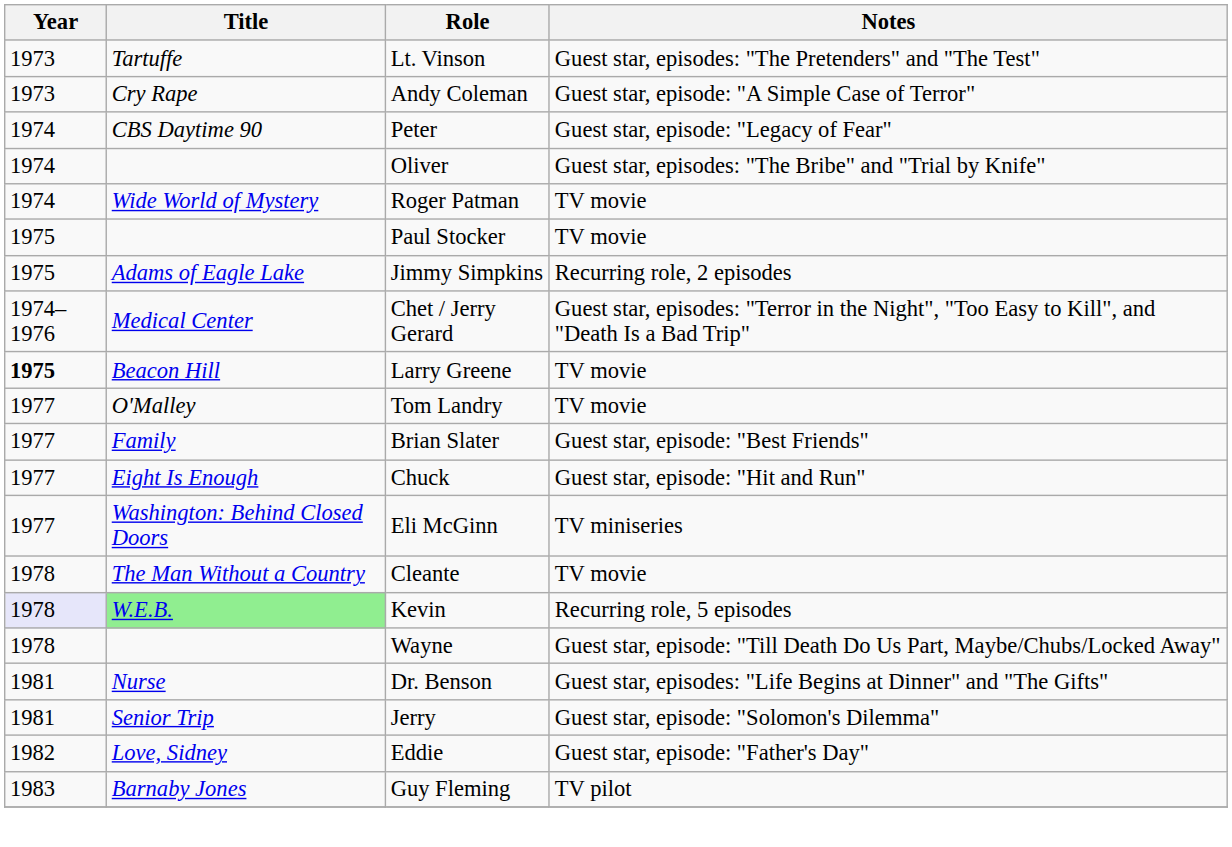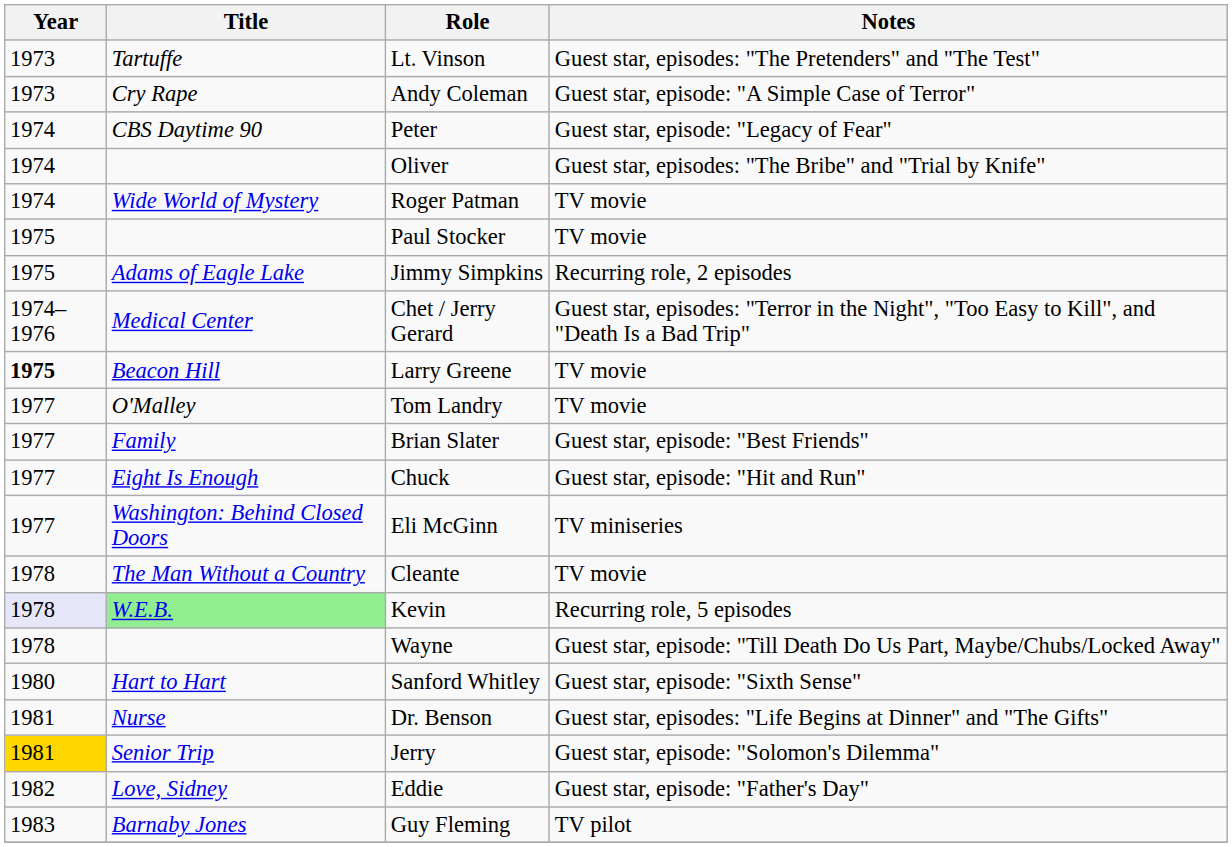+ row: (465, 681)
(32, 717) no background -> (32, 752) gold background
